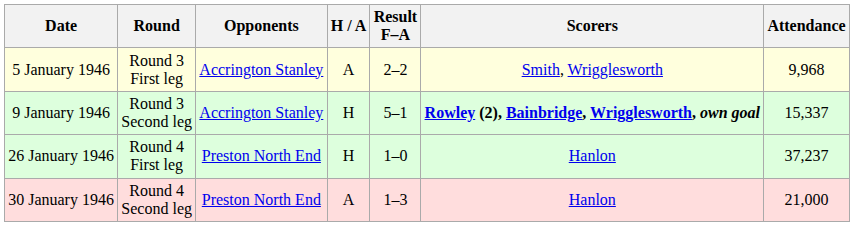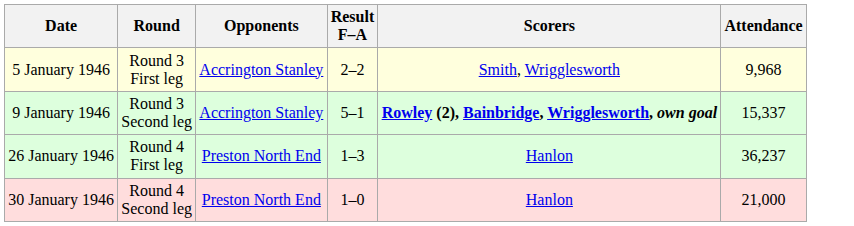- column: (348, 26)
(395, 156) 1–0 -> (352, 156) 1–3
(806, 156) 37,237 -> (764, 156) 36,237
(395, 199) 1–3 -> (352, 199) 1–0
